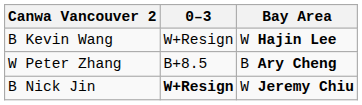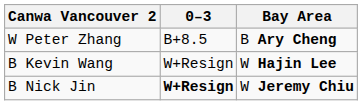rows swapped: (60, 40) <-> (65, 64)
